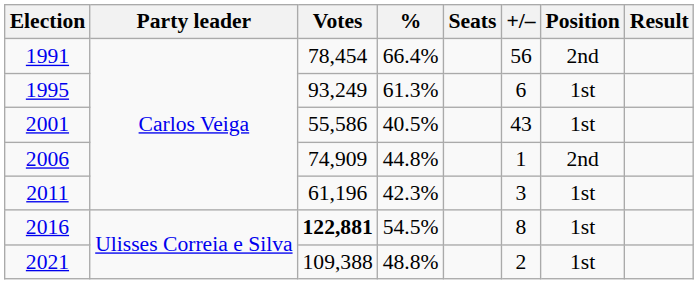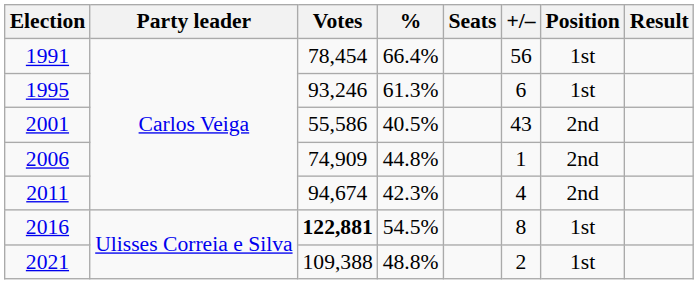(583, 55) 2nd -> (583, 55) 1st
(338, 90) 93,249 -> (338, 90) 93,246
(583, 124) 1st -> (583, 124) 2nd
(338, 192) 61,196 -> (338, 192) 94,674
(521, 192) 3 -> (521, 192) 4
(583, 192) 1st -> (583, 192) 2nd
